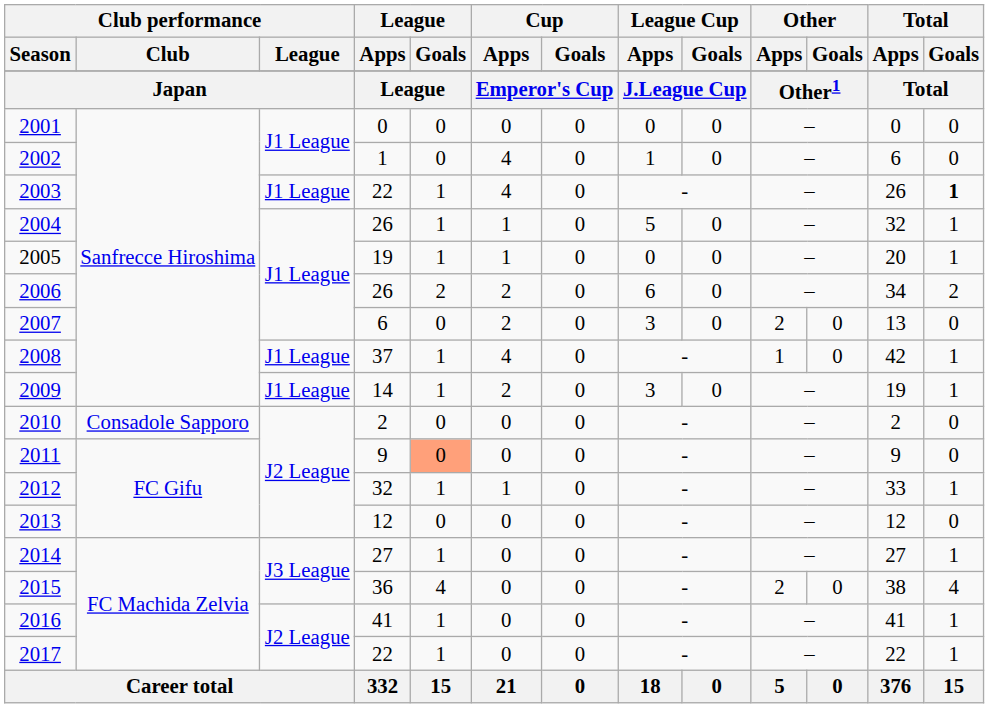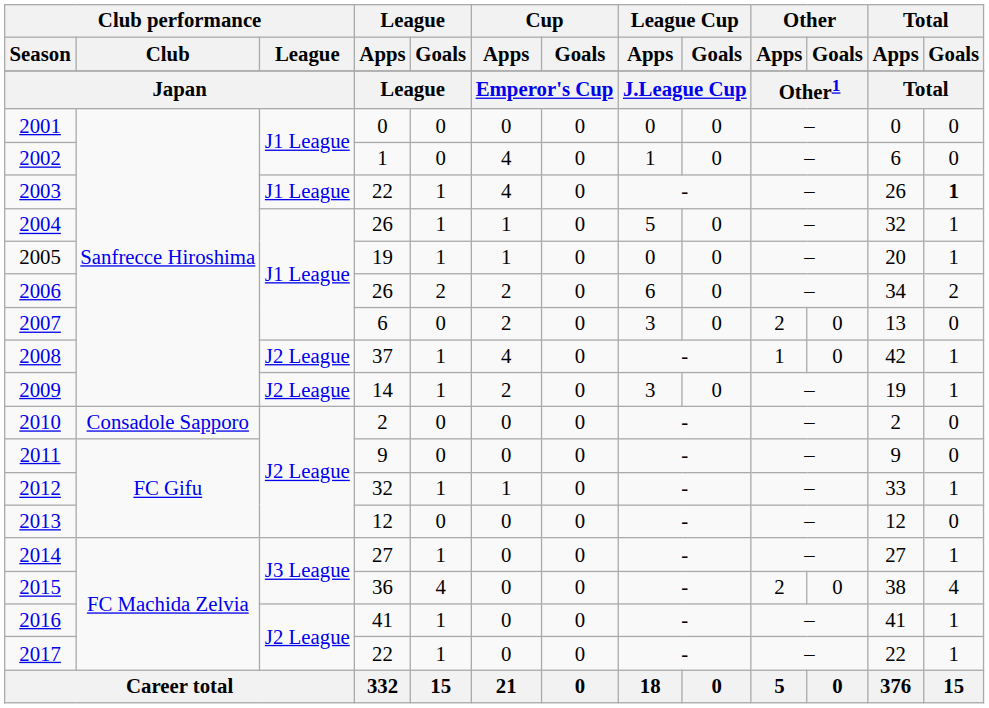(307, 356) J1 League -> (307, 356) J2 League
(307, 389) J1 League -> (307, 389) J2 League
(441, 455) lightsalmon background -> (441, 455) no background
